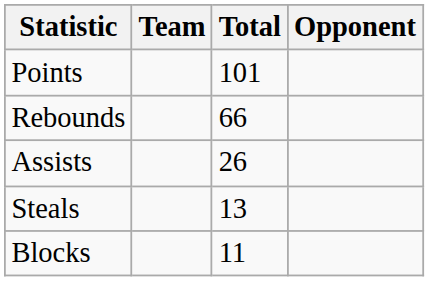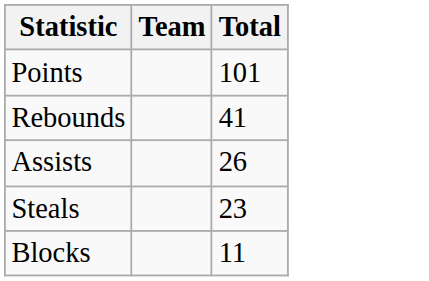- column: (355, 27)
(233, 117) 66 -> (233, 117) 41
(233, 207) 13 -> (233, 207) 23
